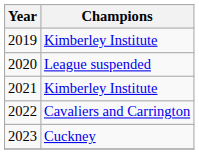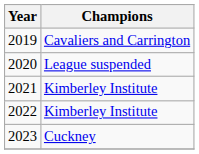(101, 40) Kimberley Institute -> (117, 40) Cavaliers and Carrington
(117, 112) Cavaliers and Carrington -> (101, 112) Kimberley Institute
